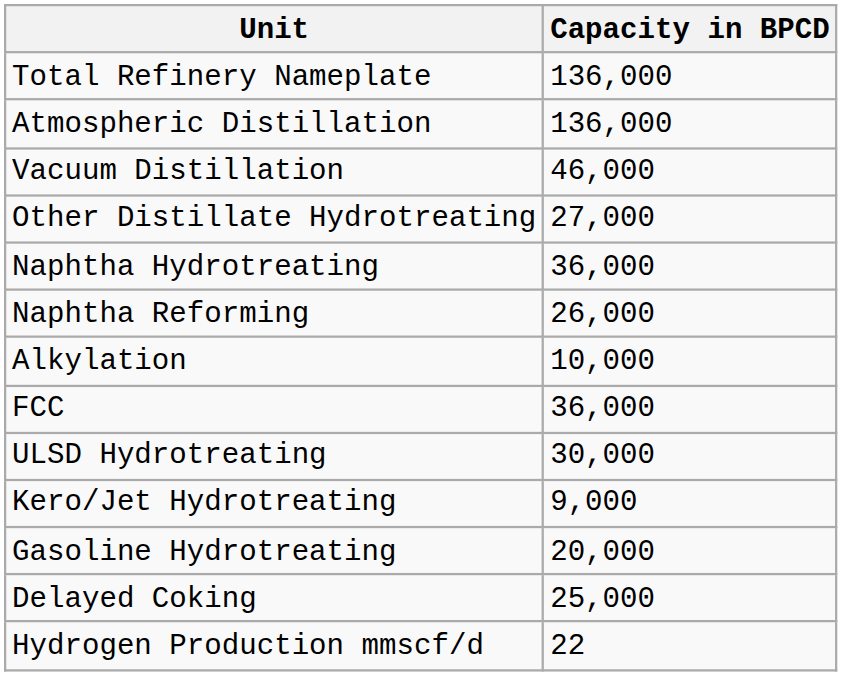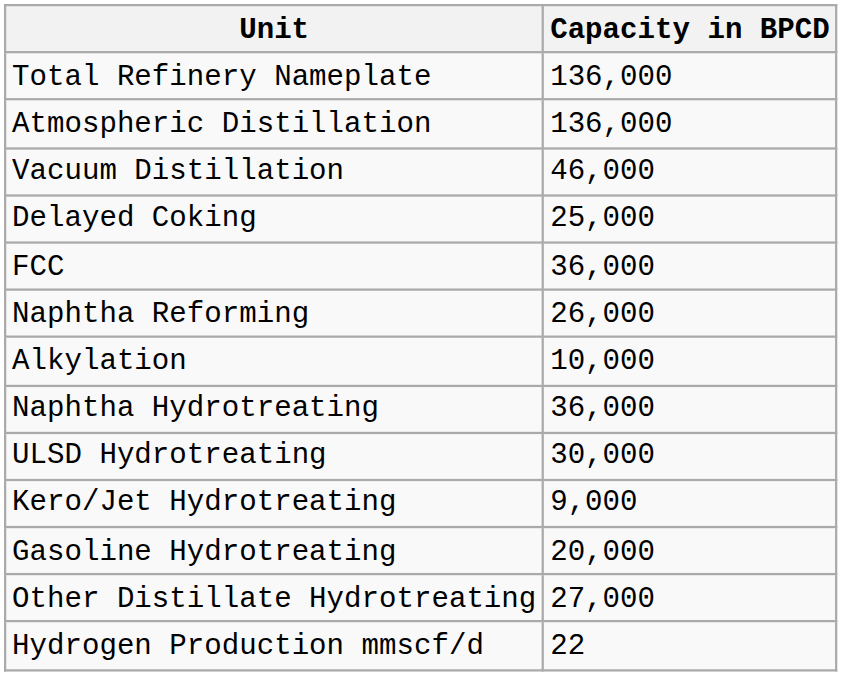rows swapped: (134, 598) <-> (274, 219)
rows swapped: (38, 409) <-> (196, 266)
